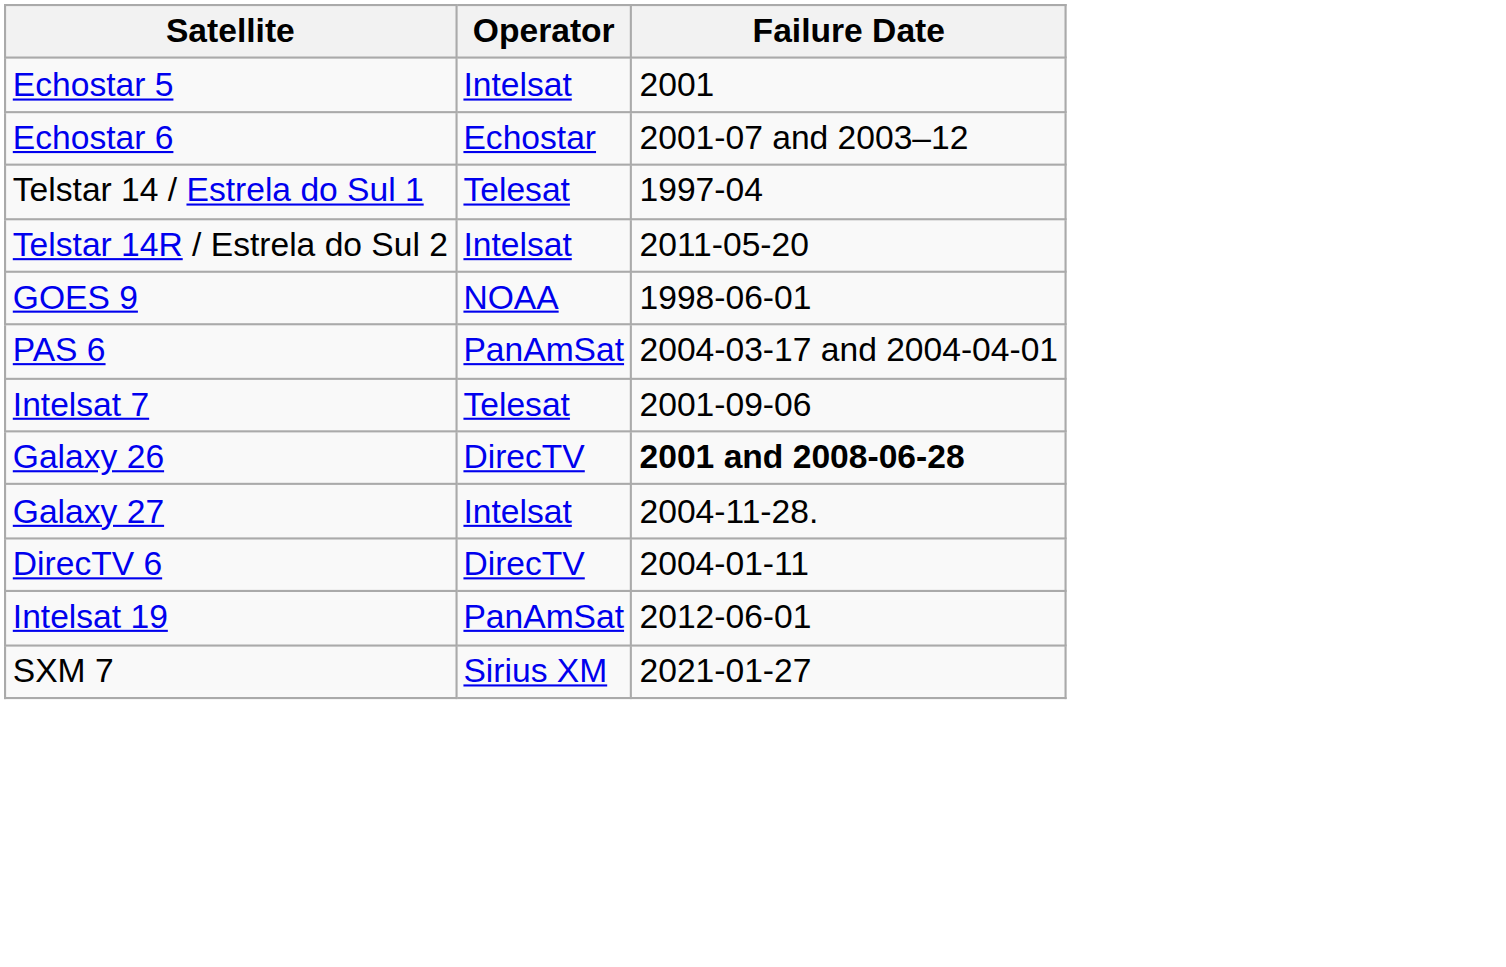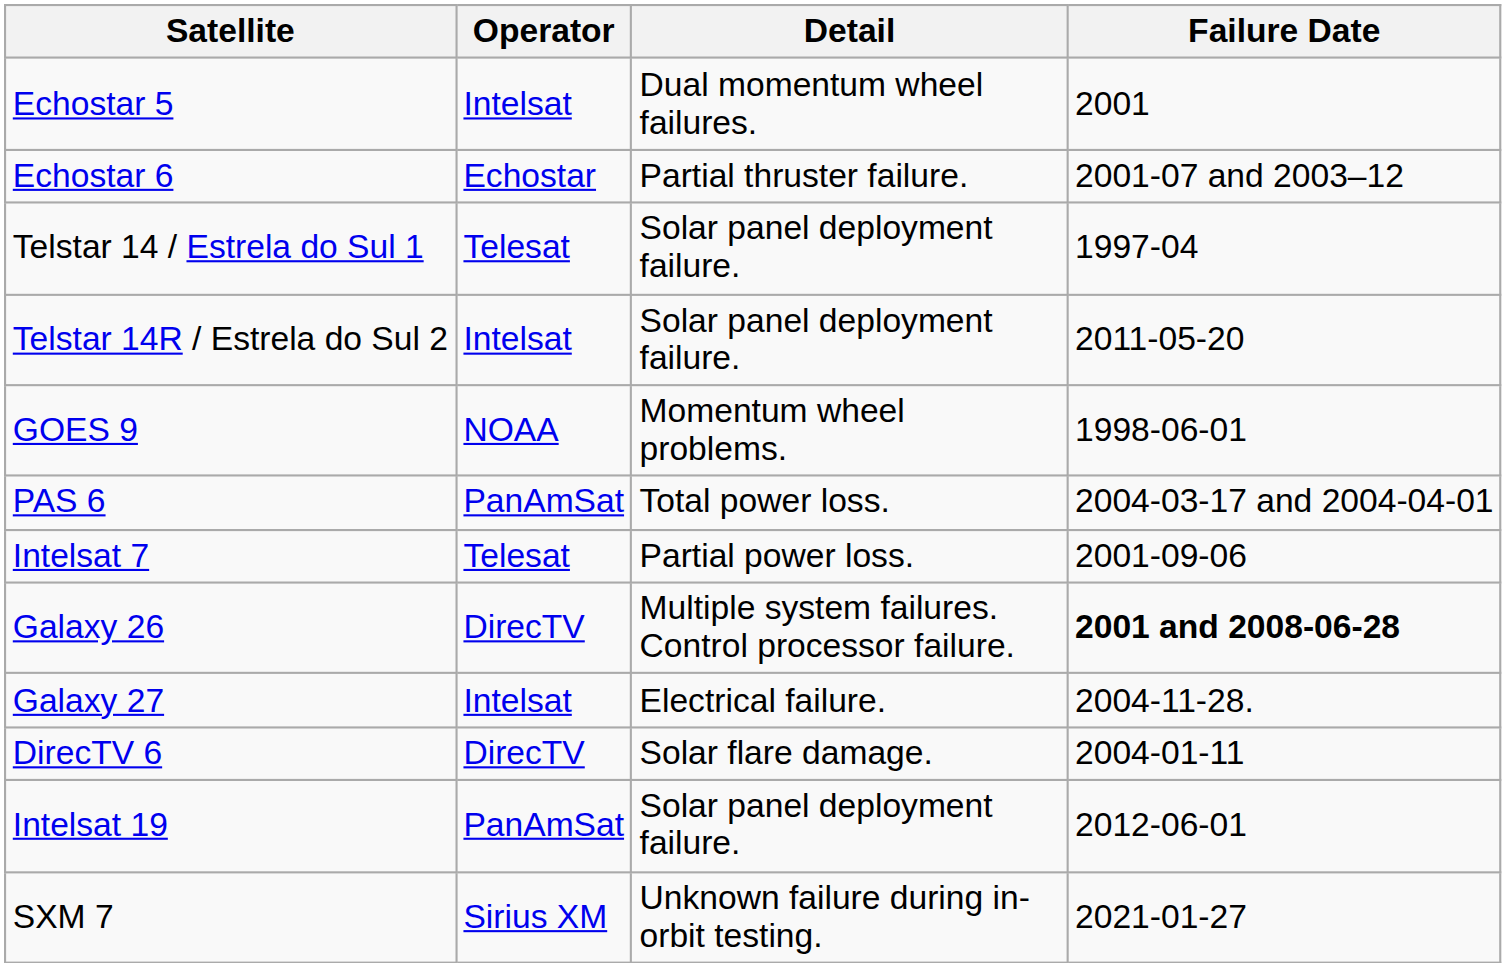+ column: (850, 31)
